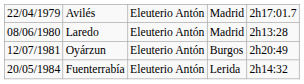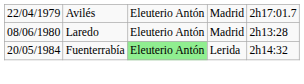- row: (86, 50)
(167, 69) no background -> (167, 50) lightgreen background
